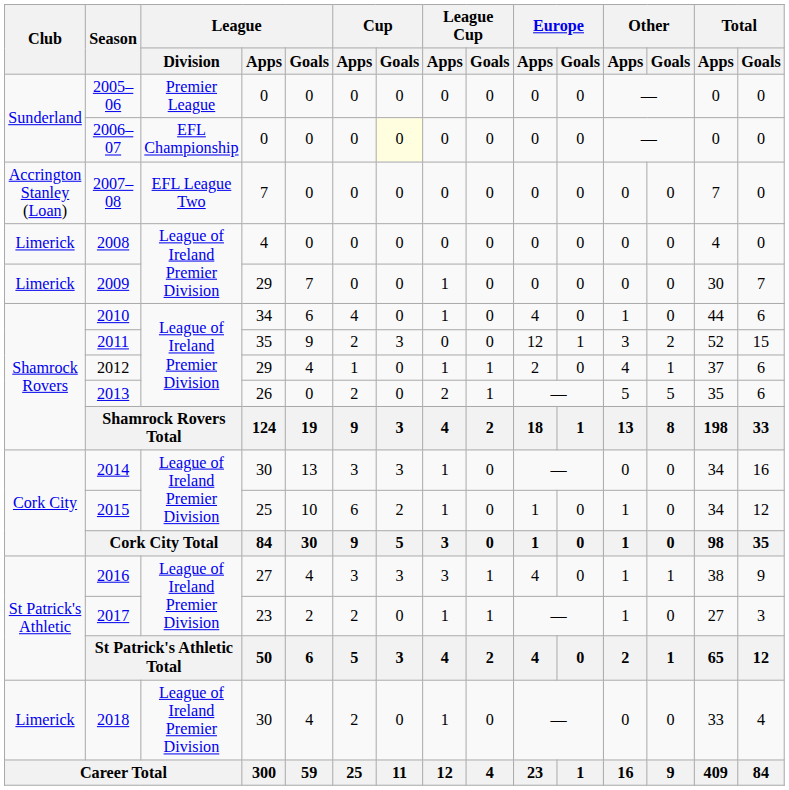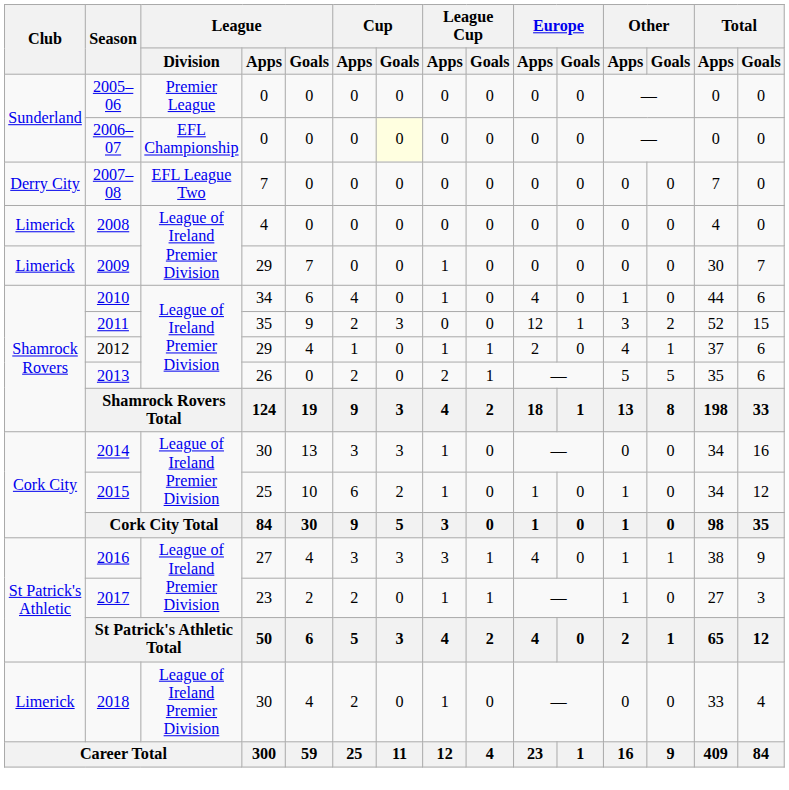(45, 192) Accrington Stanley (Loan) -> (45, 183) Derry City
